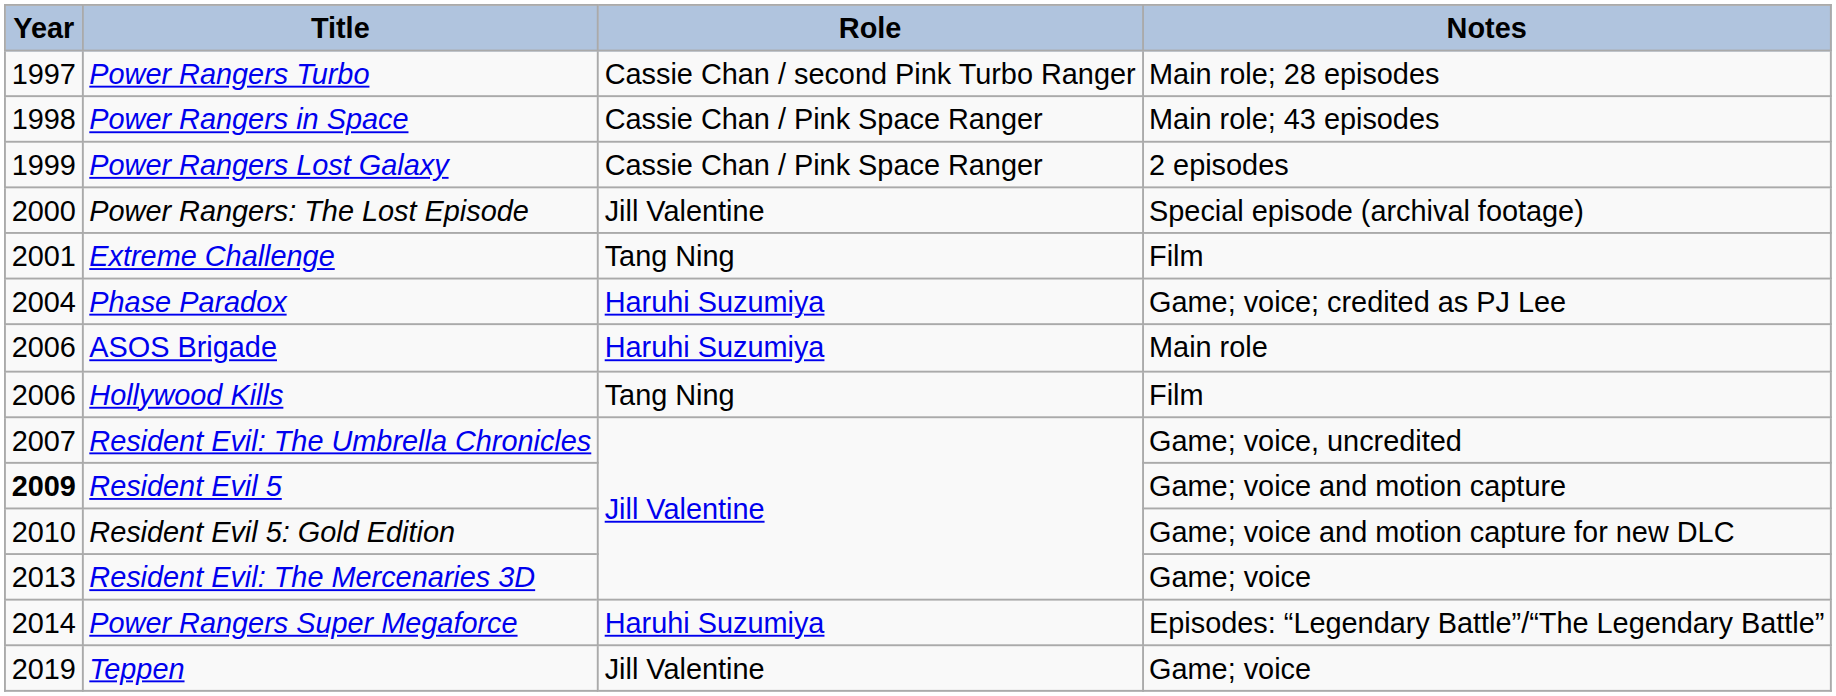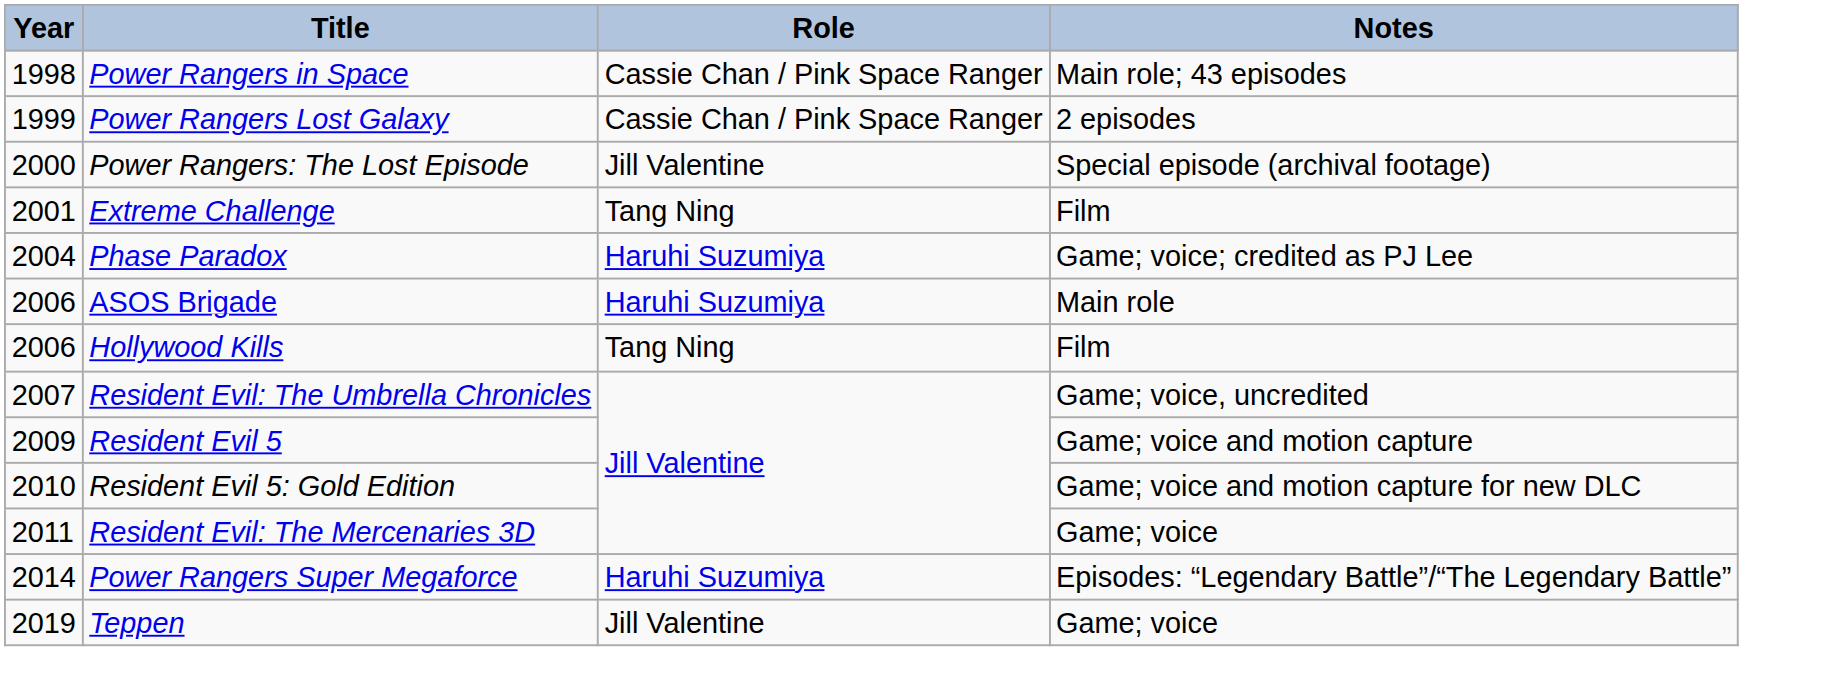- row: (229, 74)
(44, 485) bold -> (44, 439) normal
(44, 577) 2013 -> (43, 531) 2011
